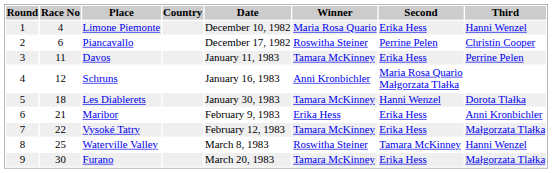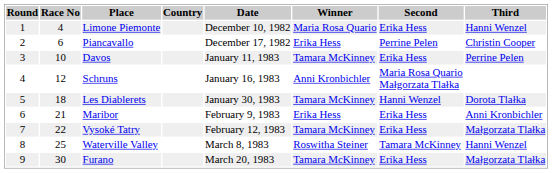(331, 42) Roswitha Steiner -> (317, 42) Erika Hess
(60, 57) 11 -> (60, 57) 10
